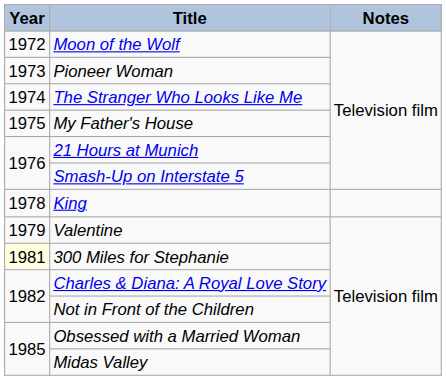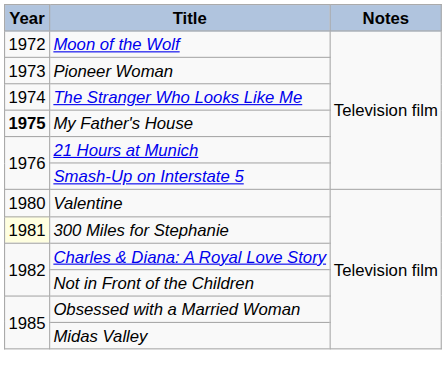(27, 124) normal -> (27, 124) bold
- row: (70, 203)
(27, 230) 1979 -> (27, 203) 1980
